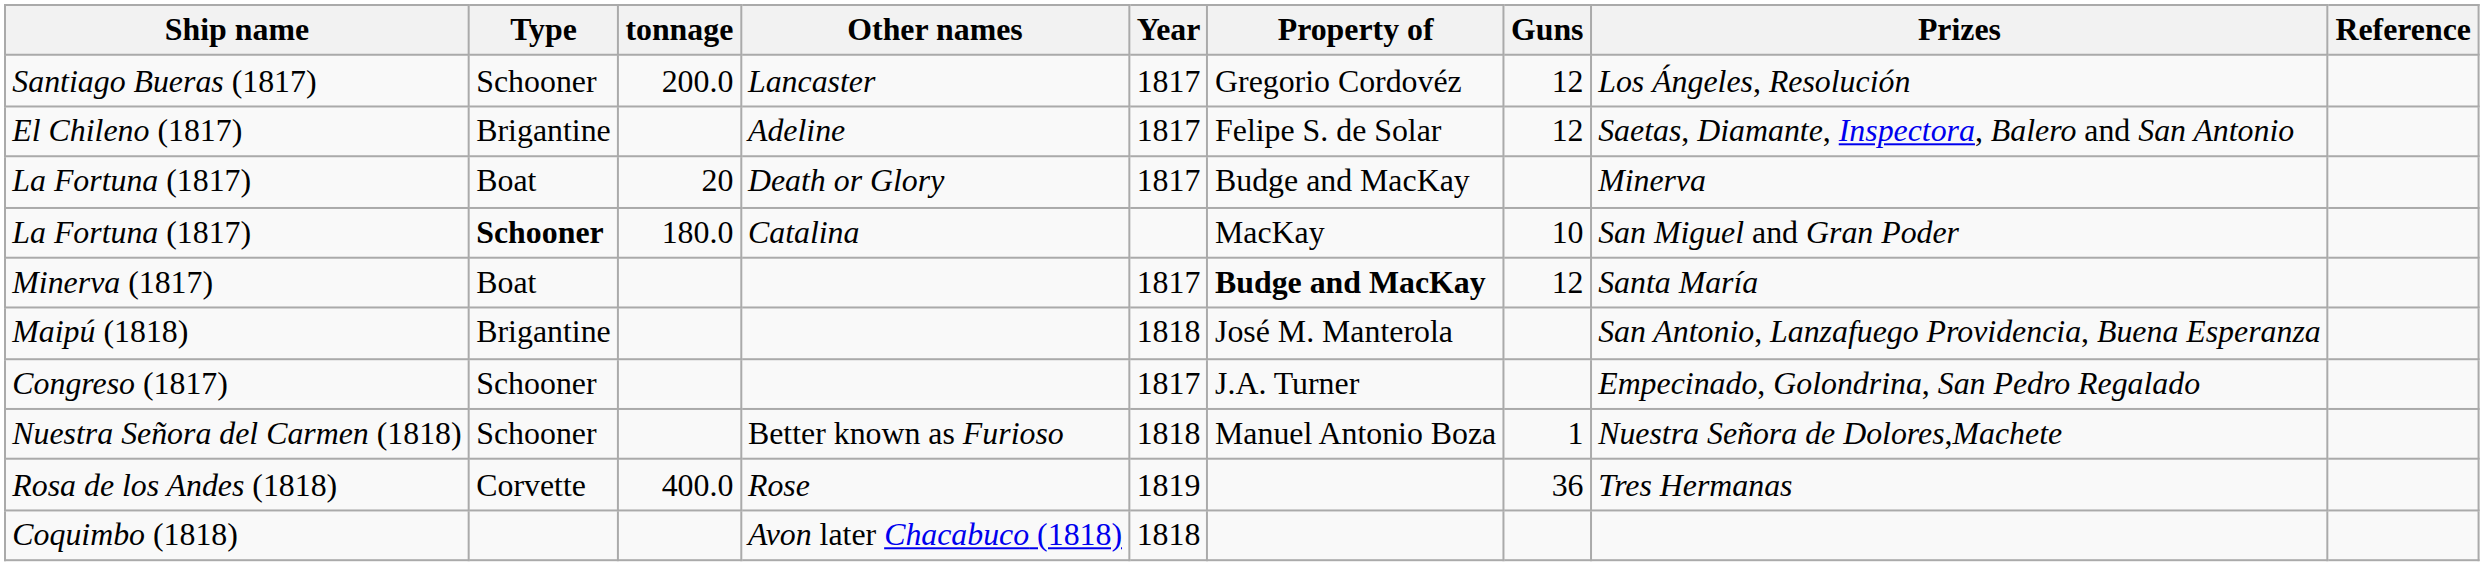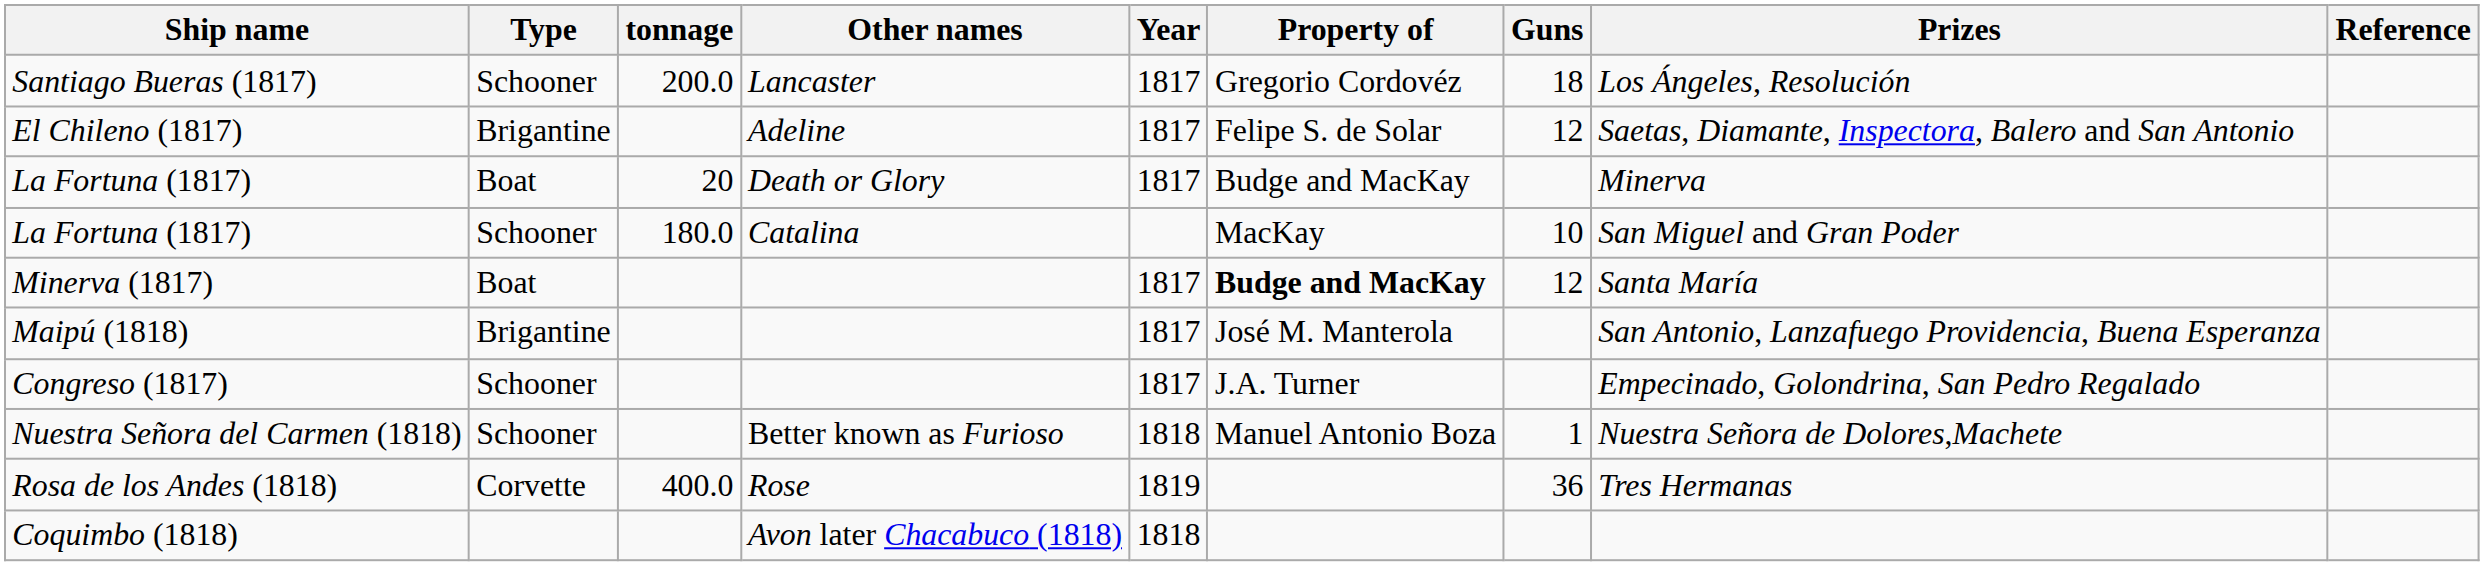(1568, 80) 12 -> (1568, 80) 18
(540, 231) bold -> (536, 231) normal
(1169, 332) 1818 -> (1169, 332) 1817
